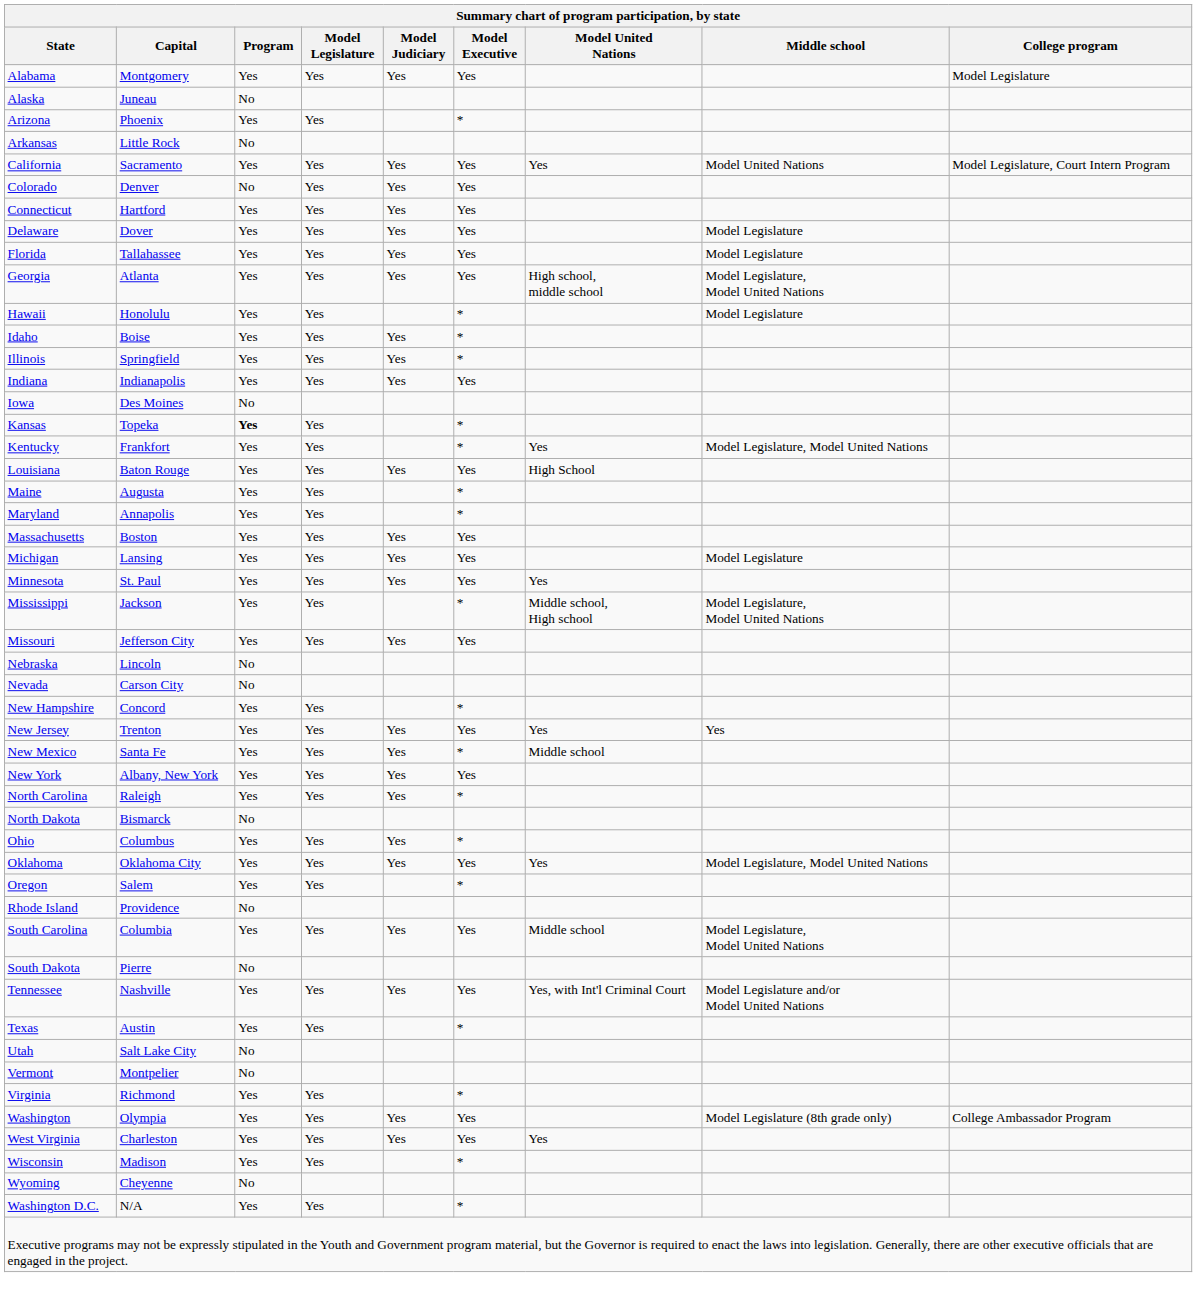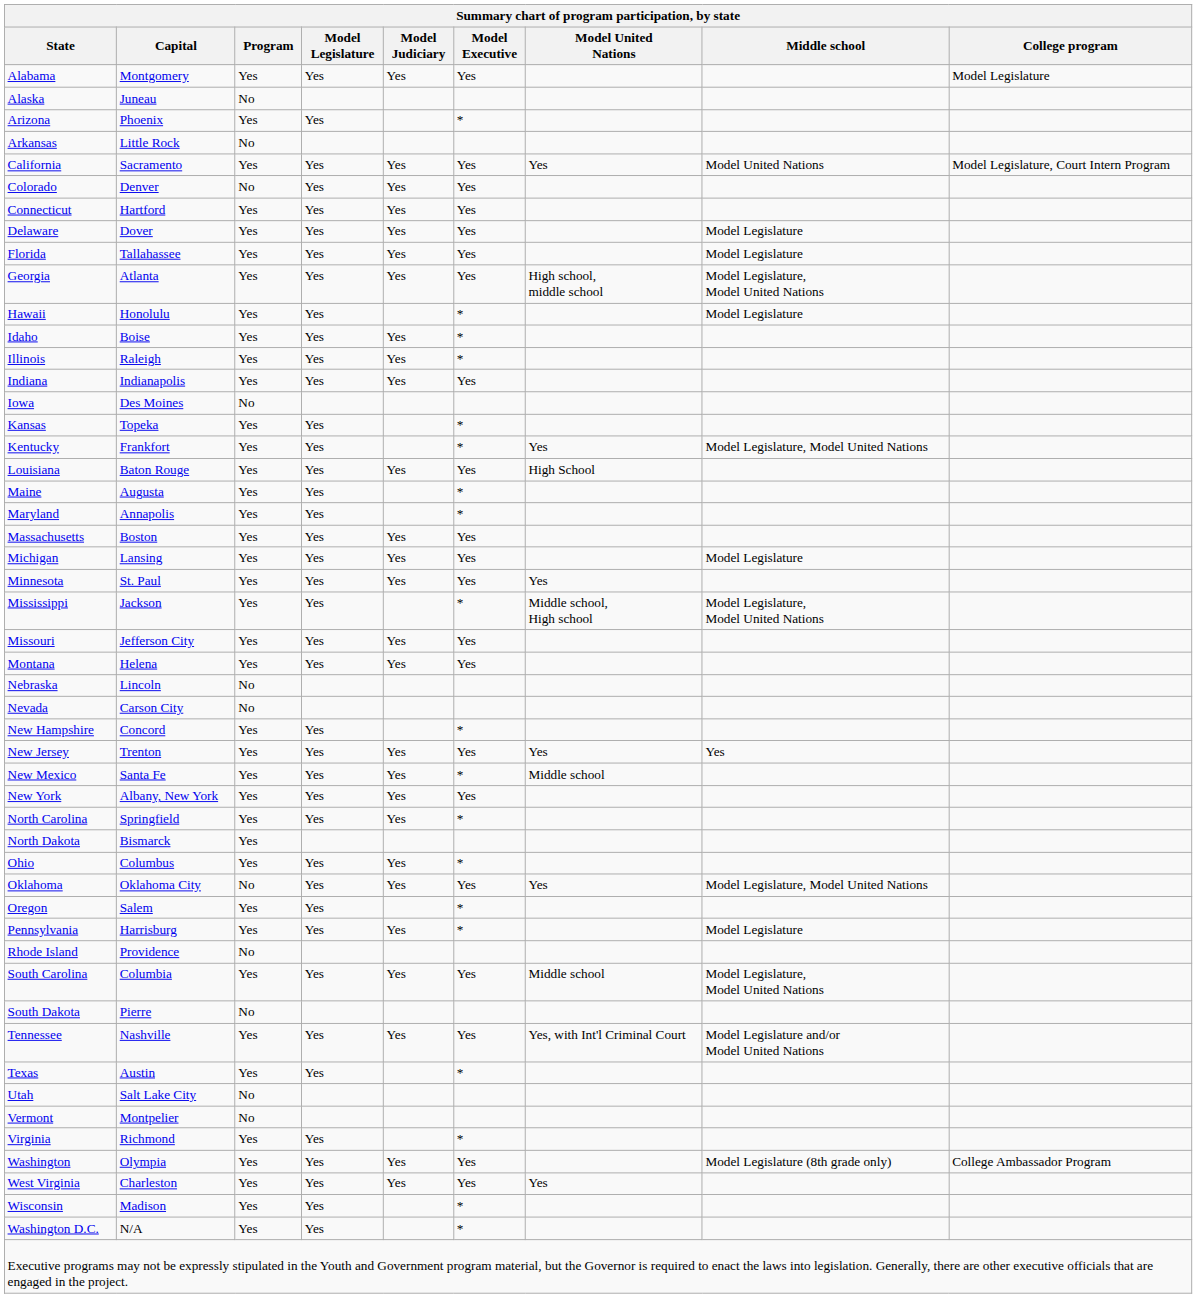(149, 358) Springfield -> (140, 358) Raleigh
(248, 425) bold -> (248, 425) normal
+ row: (31, 663)
(140, 796) Raleigh -> (149, 818) Springfield
(246, 818) No -> (248, 840) Yes
(248, 863) Yes -> (246, 885) No
+ row: (43, 929)
- row: (34, 1183)
